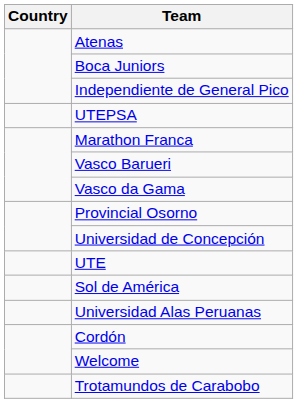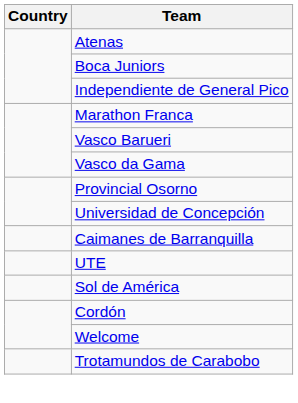- row: (106, 115)
+ row: (164, 238)
- row: (168, 312)
